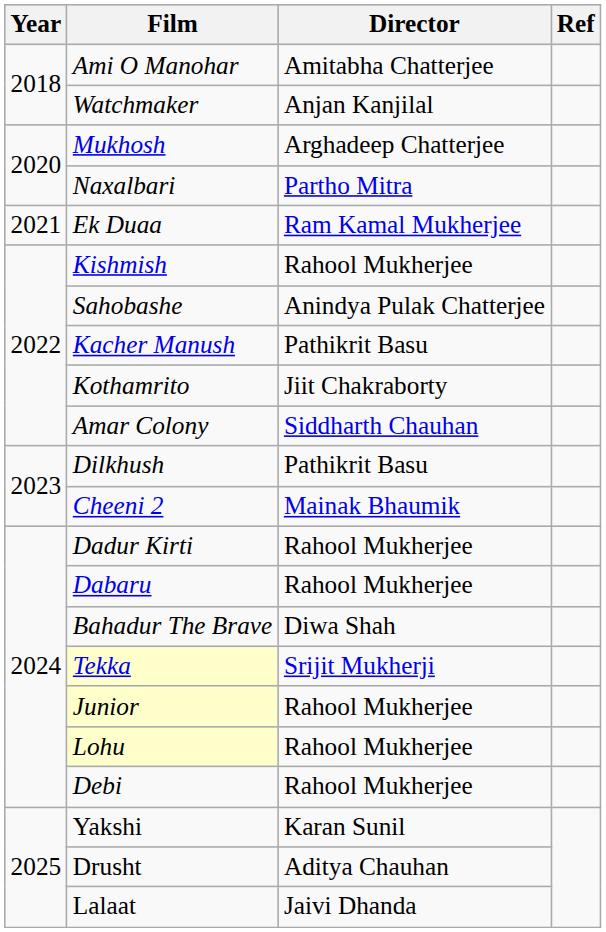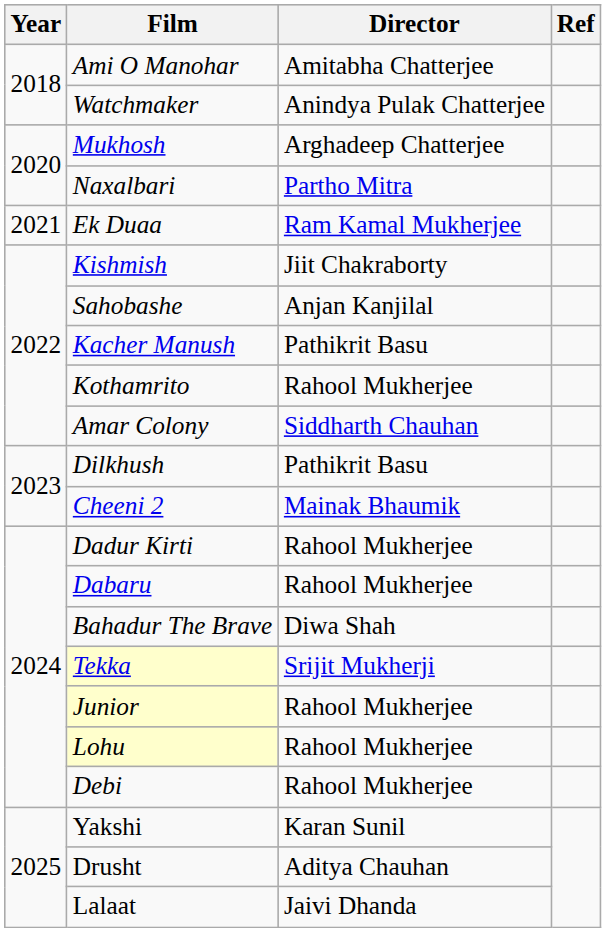(359, 104) Anjan Kanjilal -> (414, 104) Anindya Pulak Chatterjee
(378, 265) Rahool Mukherjee -> (366, 265) Jiit Chakraborty
(414, 305) Anindya Pulak Chatterjee -> (359, 305) Anjan Kanjilal
(366, 385) Jiit Chakraborty -> (378, 385) Rahool Mukherjee
